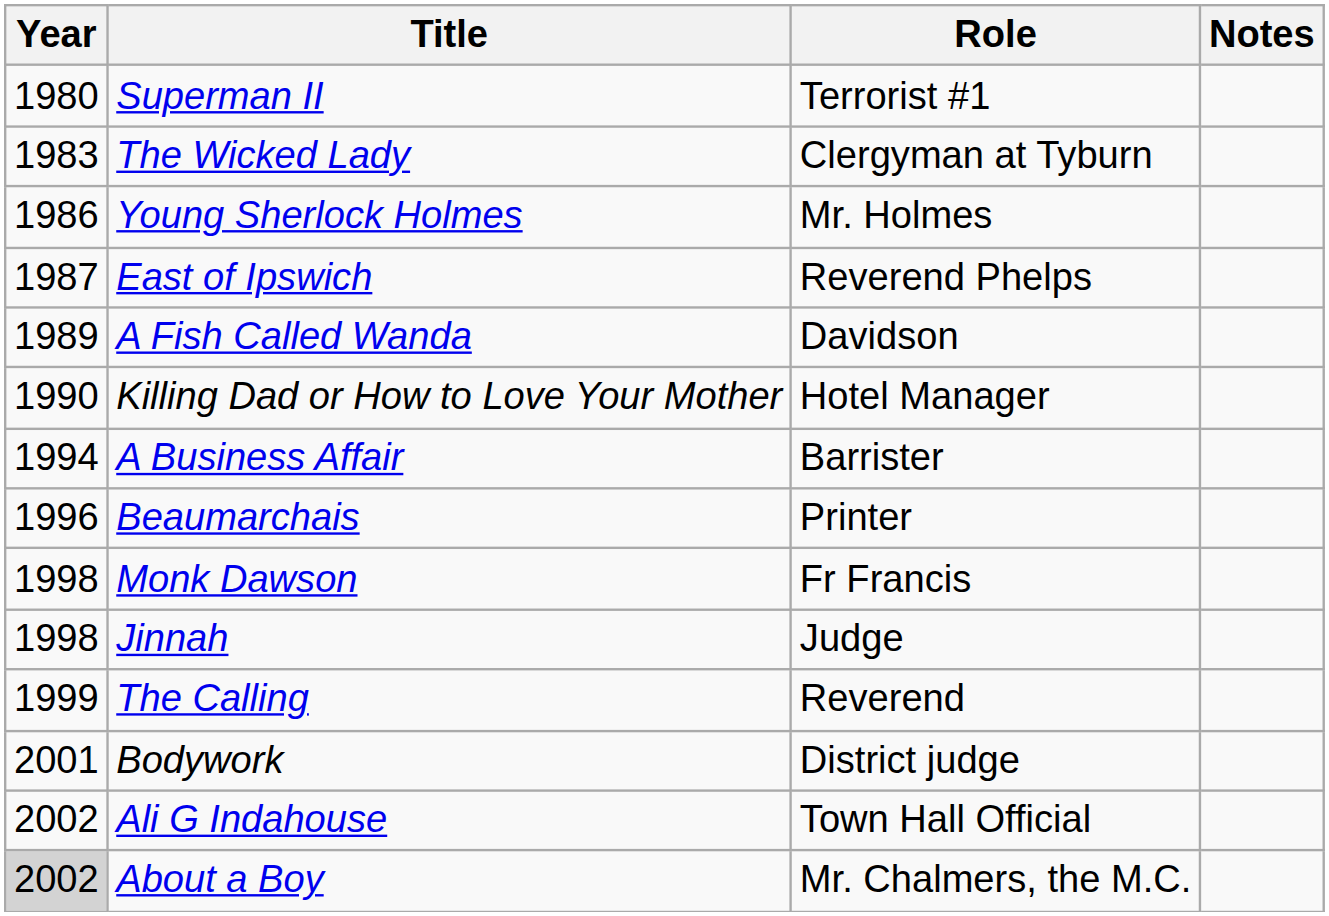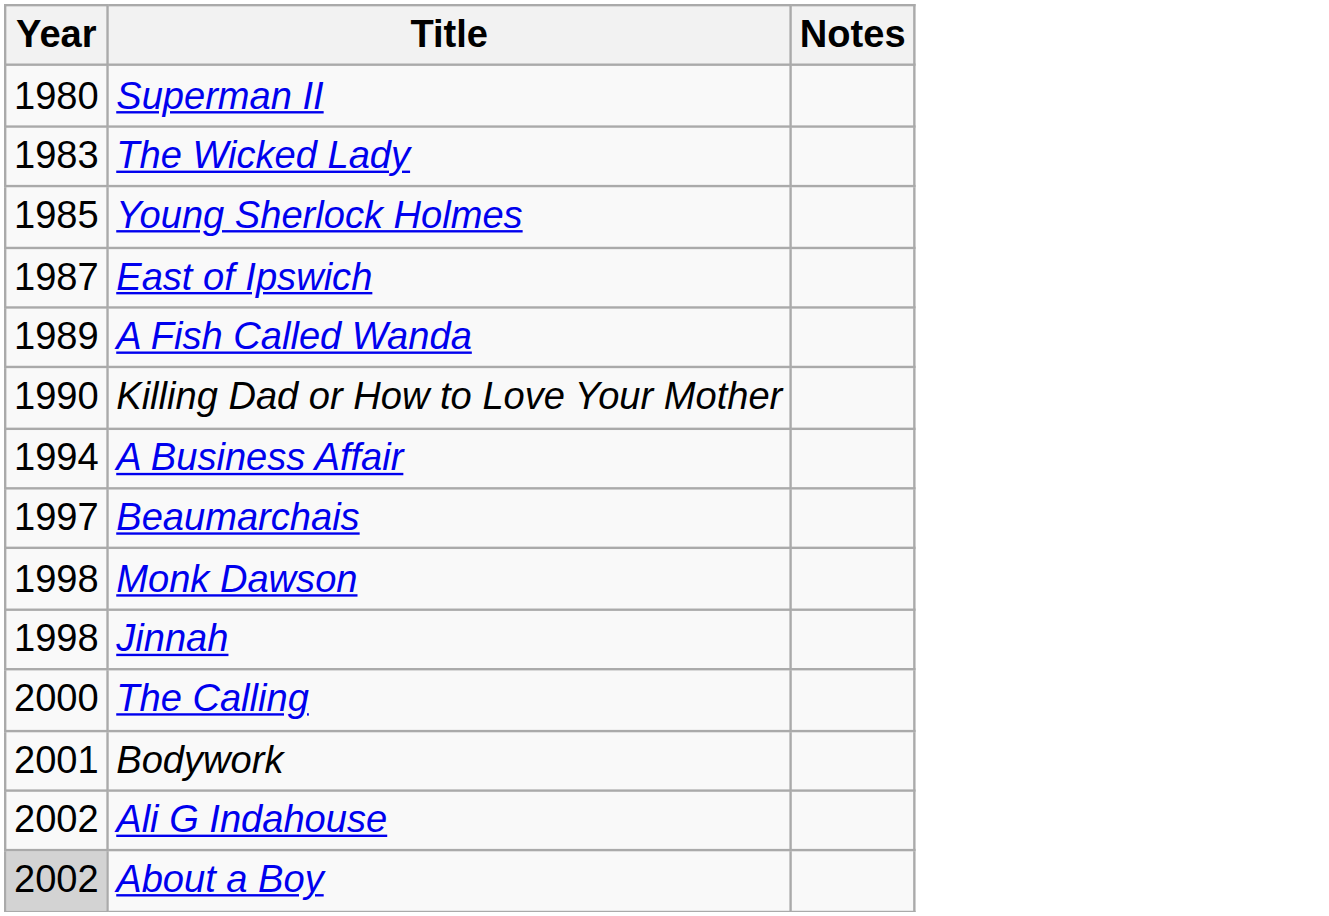- column: (996, 34)
(56, 215) 1986 -> (56, 215) 1985
(56, 517) 1996 -> (56, 517) 1997
(56, 699) 1999 -> (56, 699) 2000
